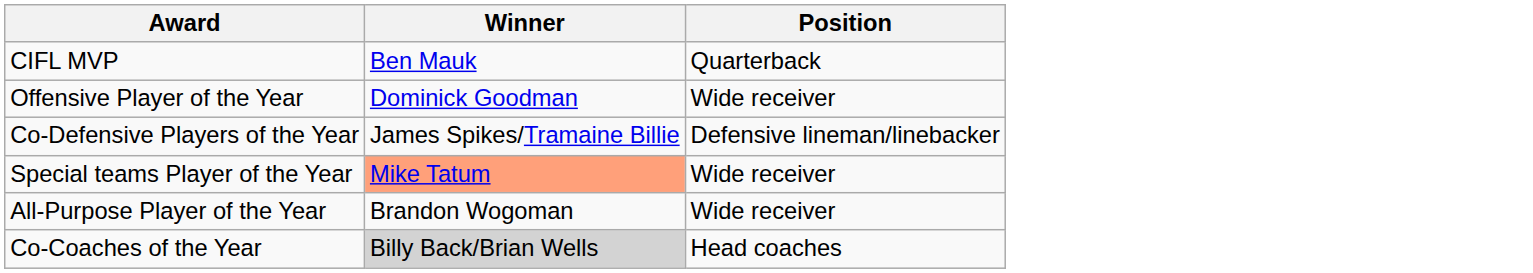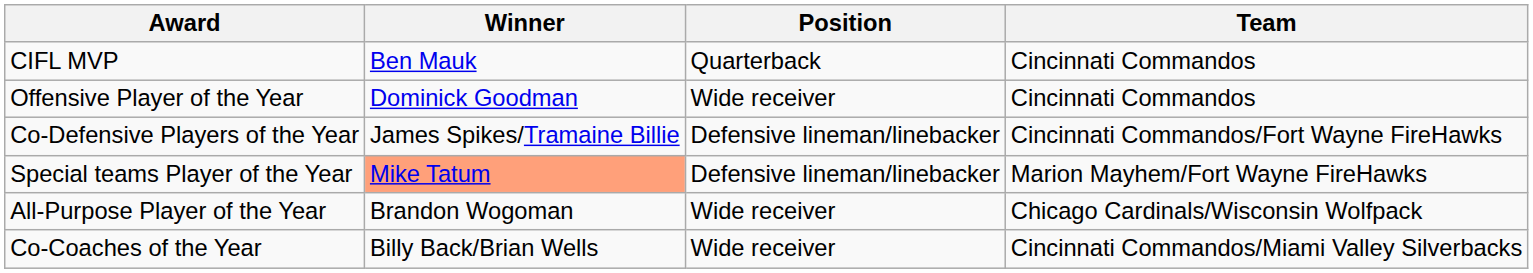+ column: (1267, 23)
(763, 173) Wide receiver -> (845, 173) Defensive lineman/linebacker
(484, 248) lightgrey background -> (484, 248) no background
(766, 248) Head coaches -> (763, 248) Wide receiver
